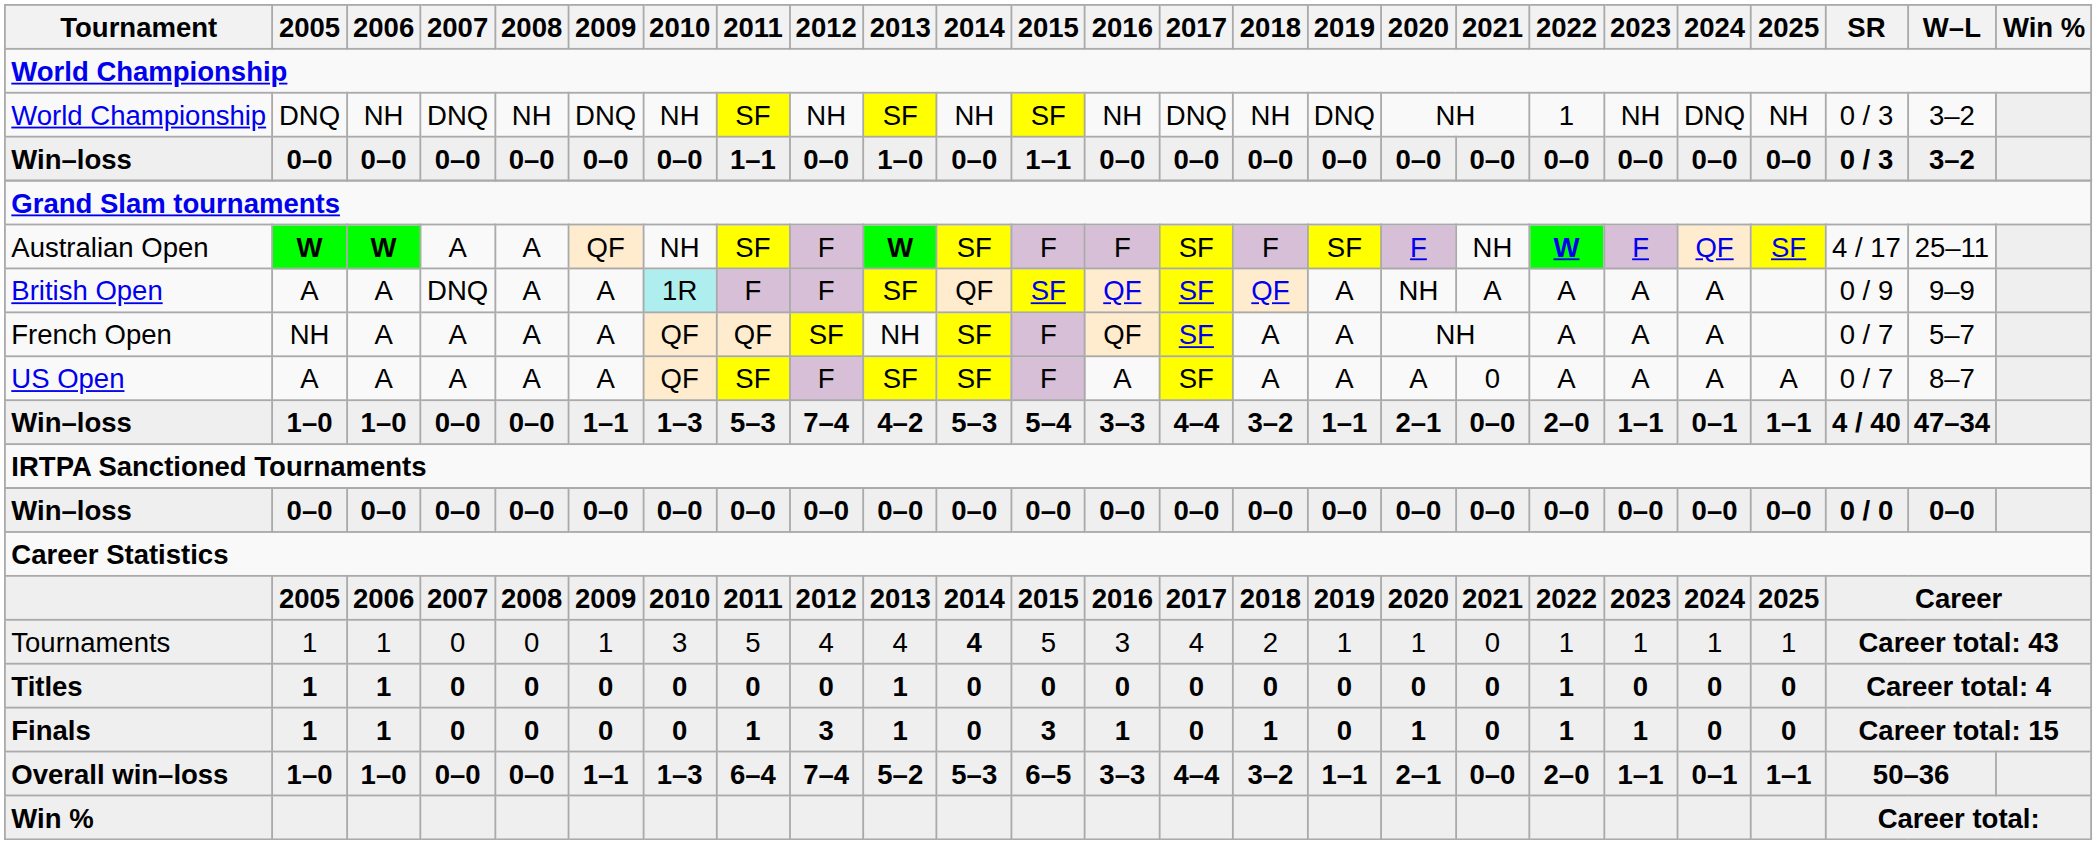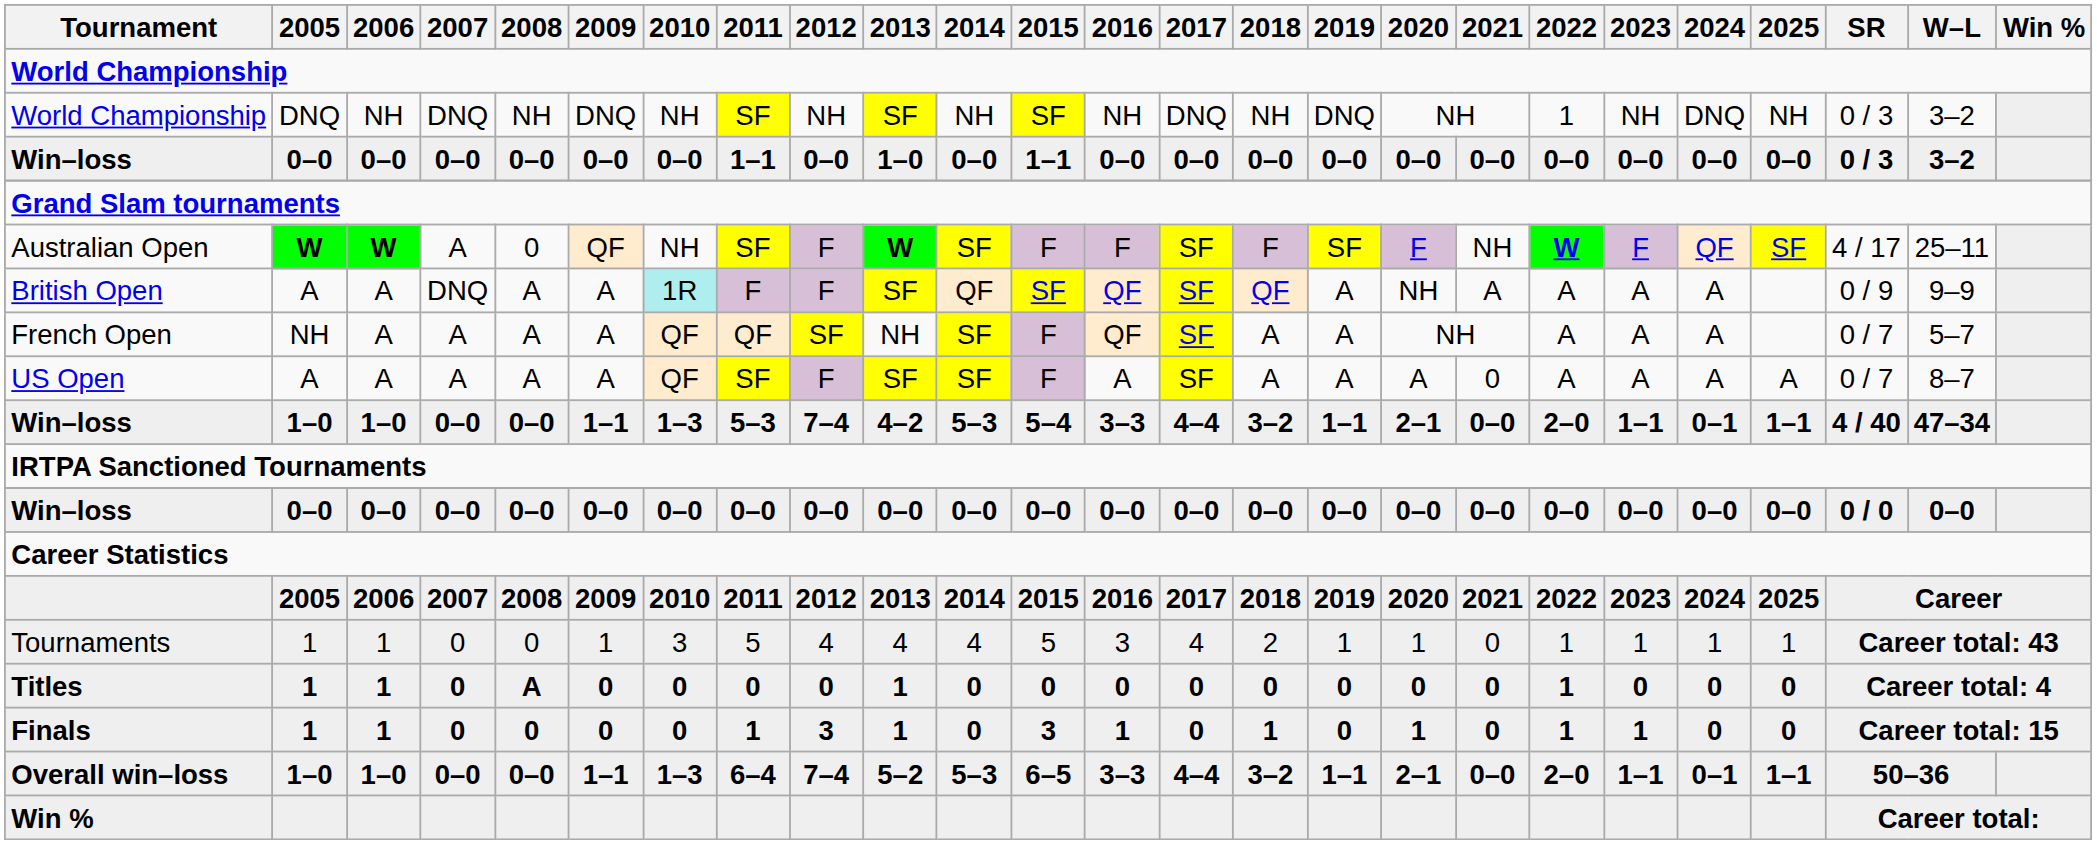(532, 247) A -> (532, 247) 0
(974, 642) bold -> (974, 642) normal
(532, 686) 0 -> (532, 686) A
